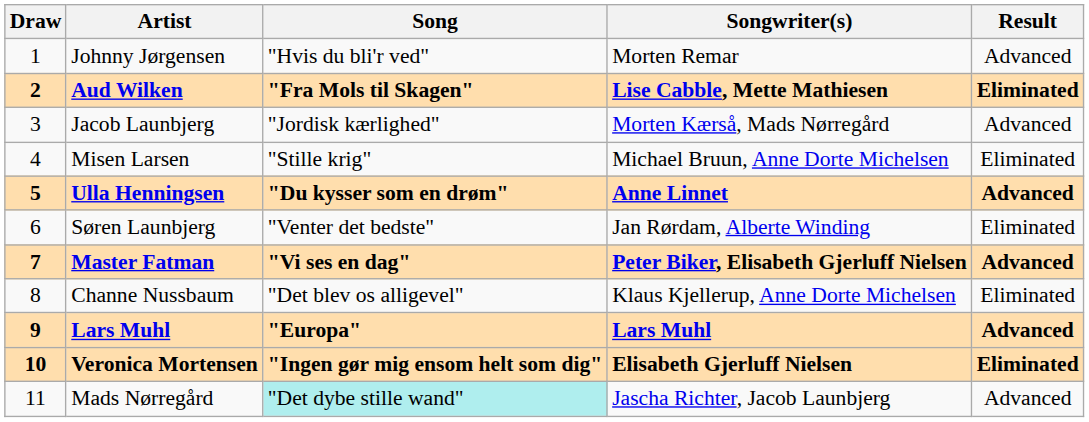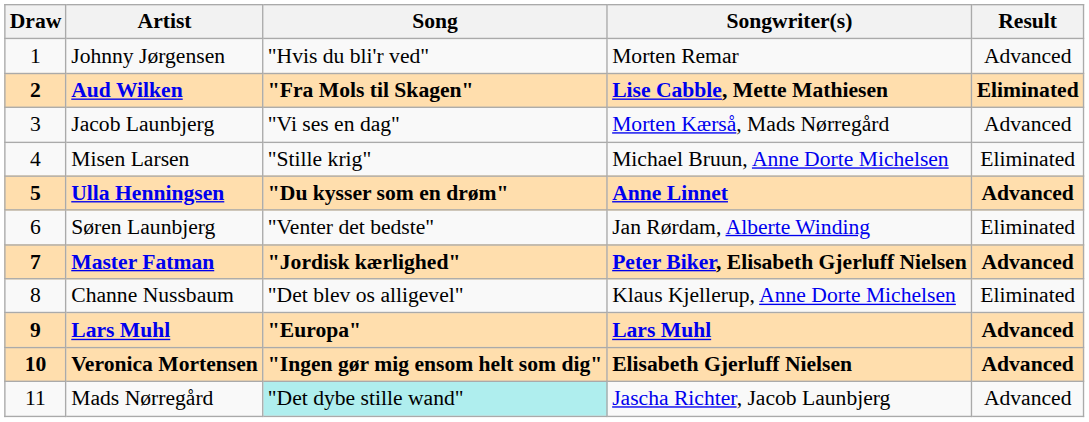(354, 124) "Jordisk kærlighed" -> (334, 124) "Vi ses en dag"
(339, 261) "Vi ses en dag" -> (364, 261) "Jordisk kærlighed"
(1028, 364) Eliminated -> (1028, 364) Advanced
